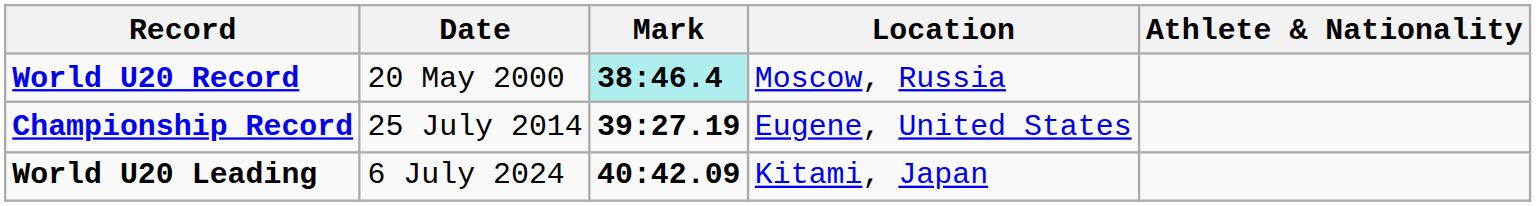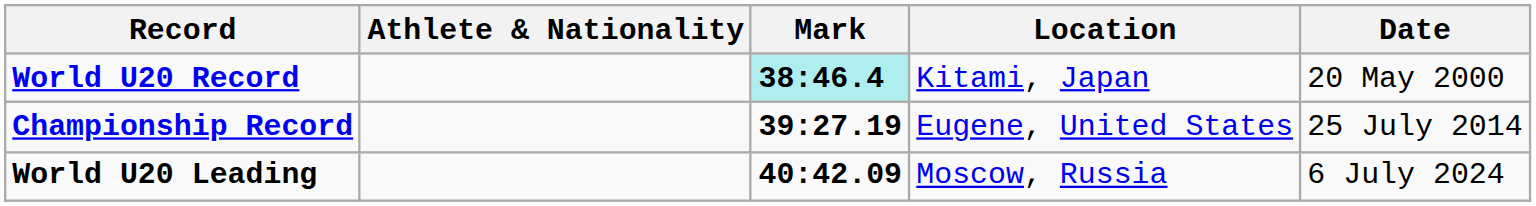columns swapped: (1334, 30) <-> (475, 30)
(880, 78) Moscow, Russia -> (1033, 78) Kitami, Japan
(871, 176) Kitami, Japan -> (1042, 176) Moscow, Russia
